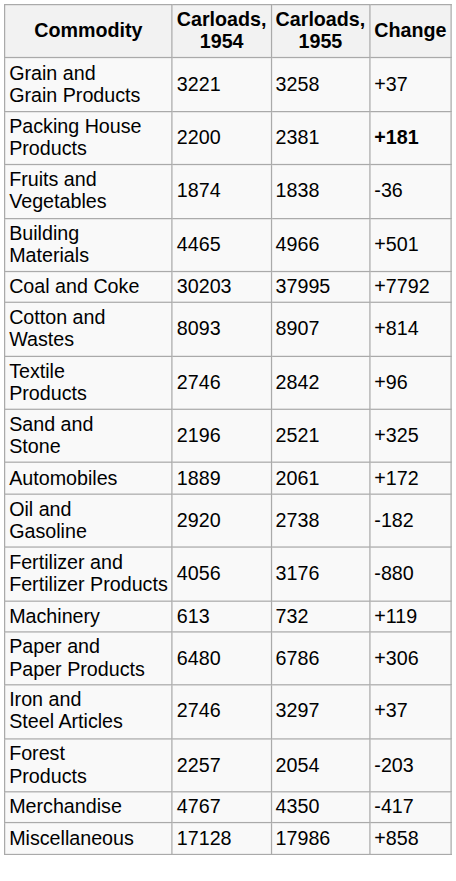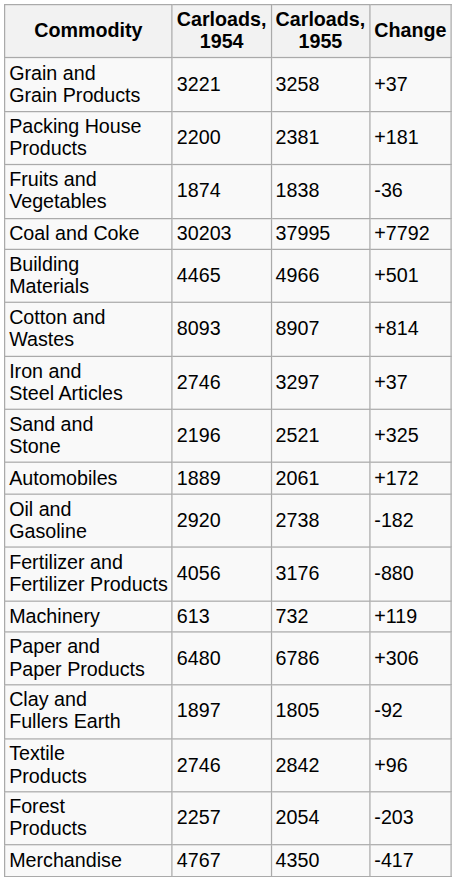(396, 137) bold -> (396, 137) normal
rows swapped: (74, 286) <-> (49, 244)
rows swapped: (48, 382) <-> (66, 711)
+ row: (65, 711)
- row: (72, 838)
